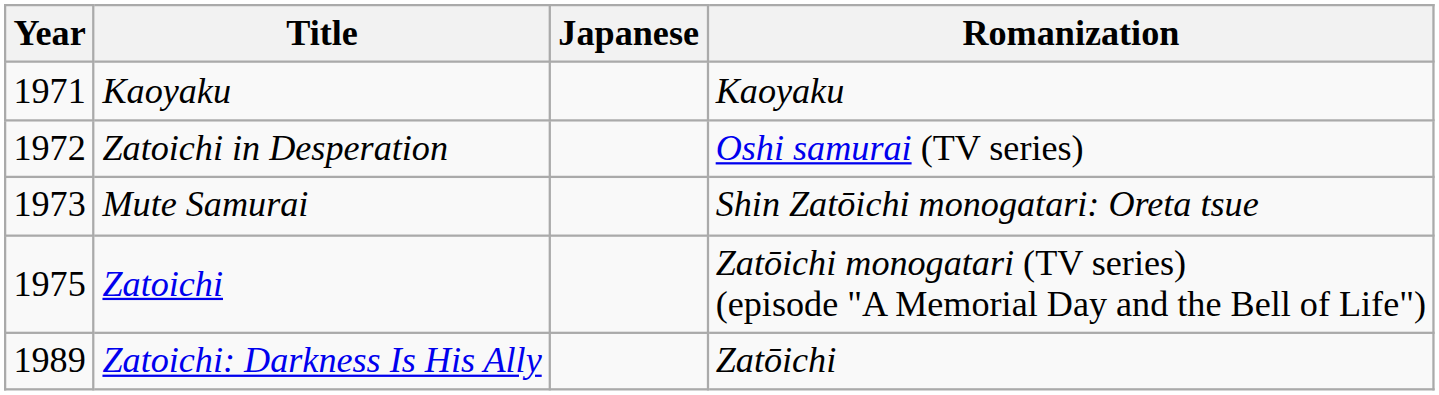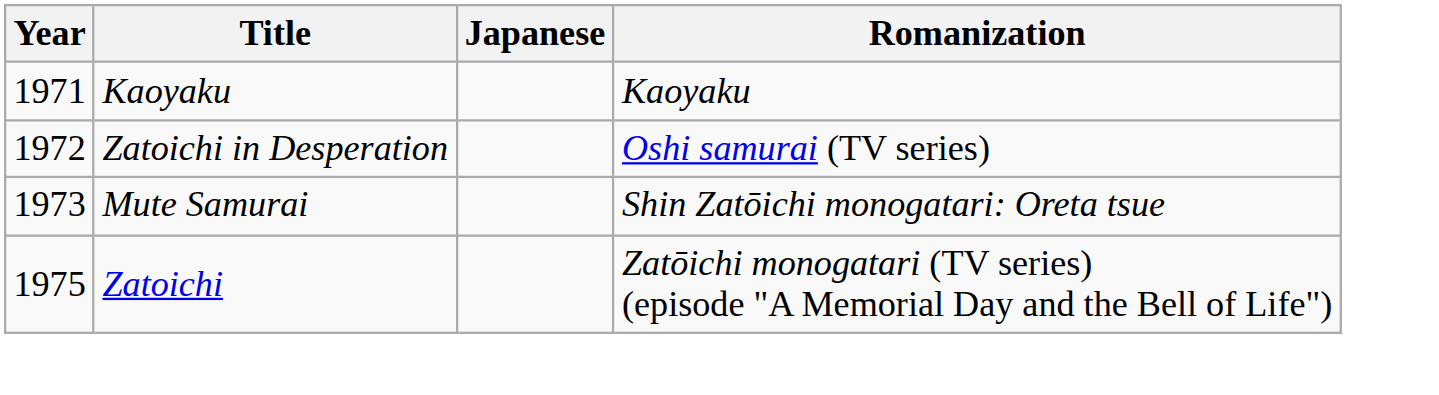- row: (322, 360)
